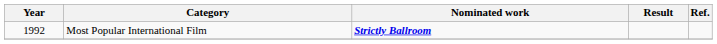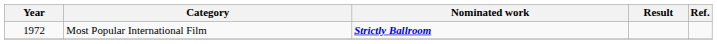(34, 30) 1992 -> (34, 30) 1972
